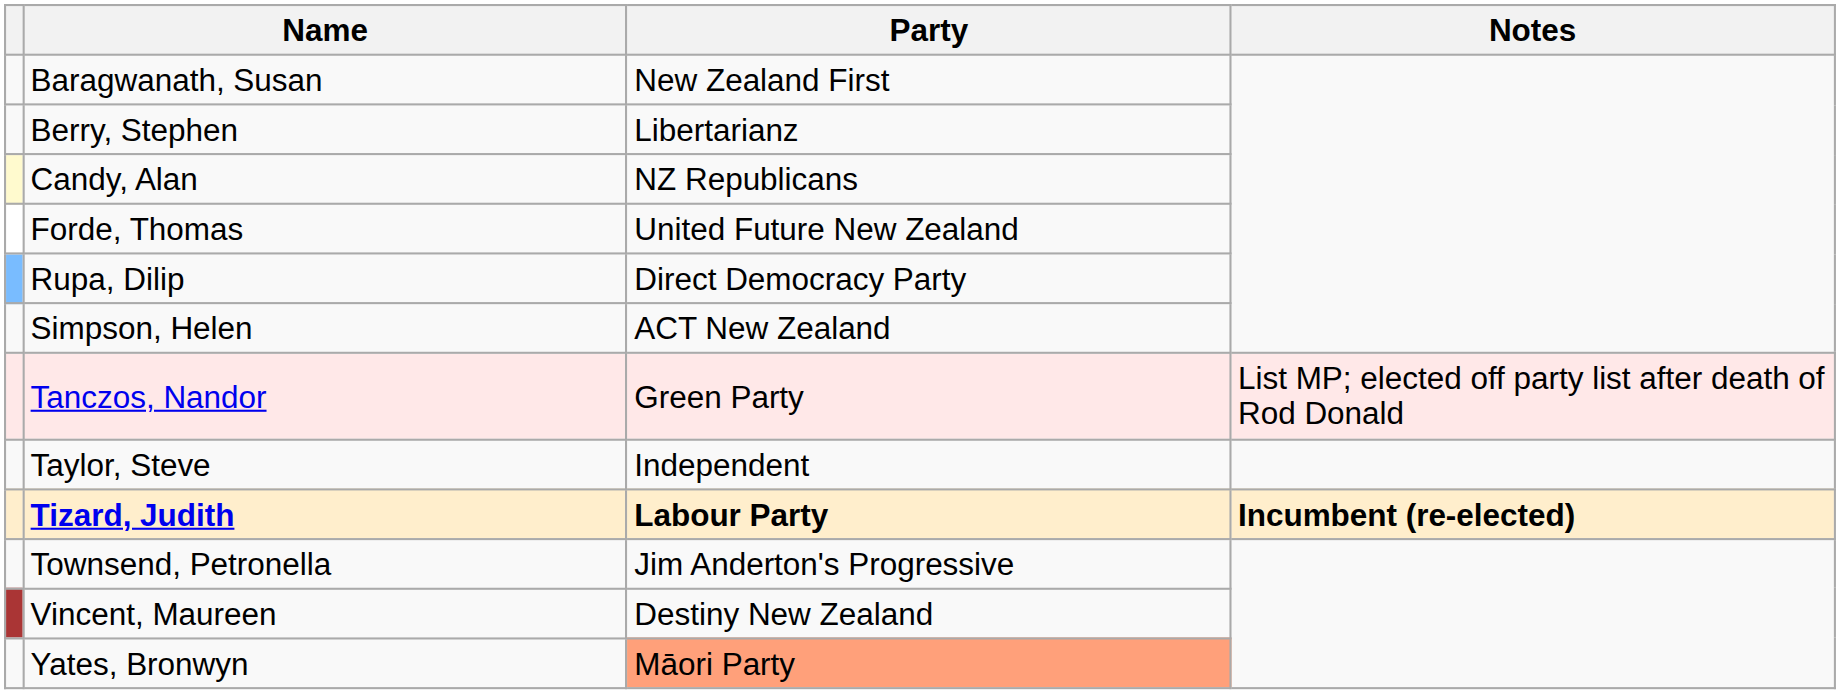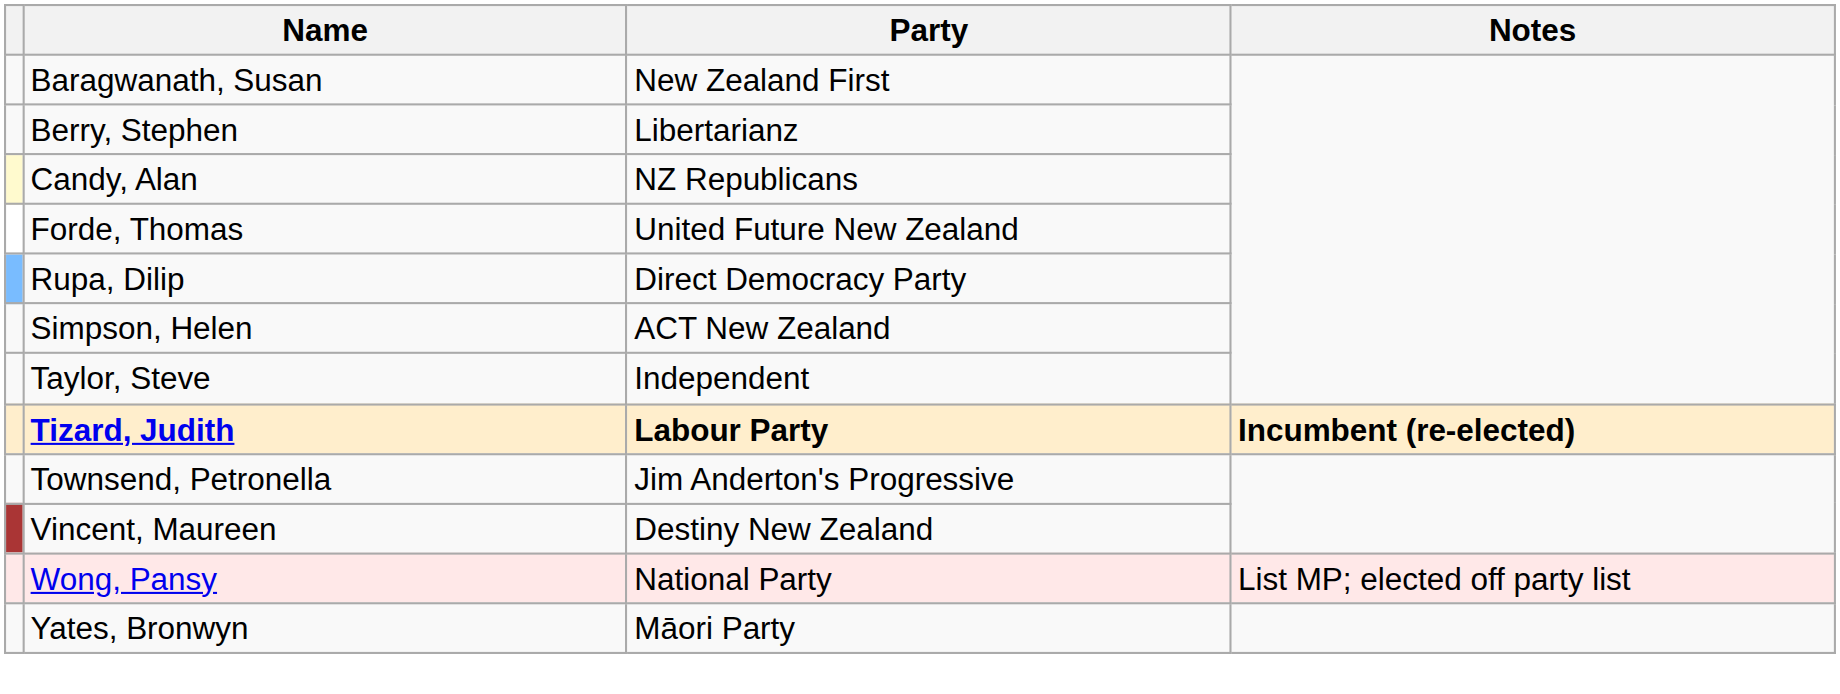- row: (149, 396)
+ row: (124, 578)
(715, 663) lightsalmon background -> (715, 628) no background
